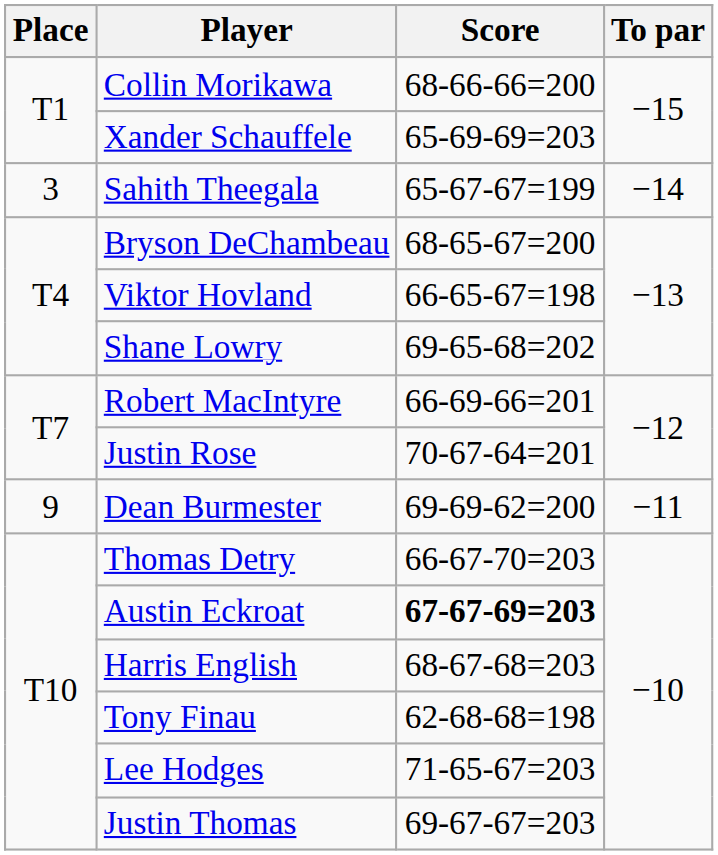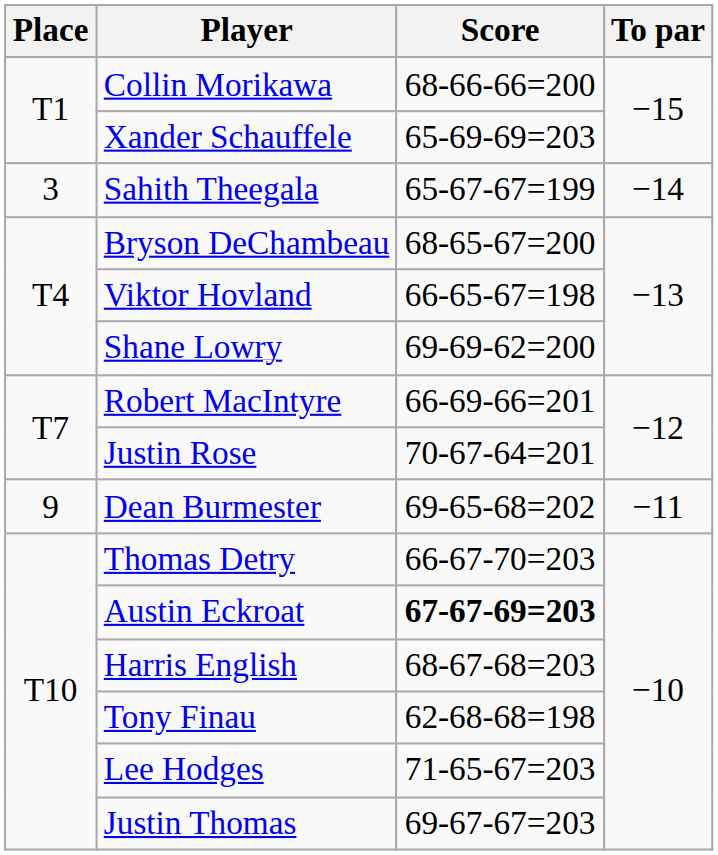(500, 347) 69-65-68=202 -> (500, 347) 69-69-62=200
(500, 505) 69-69-62=200 -> (500, 505) 69-65-68=202
